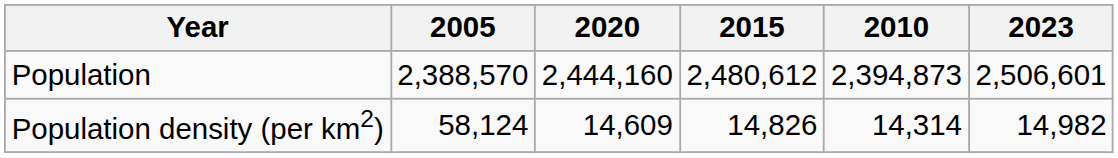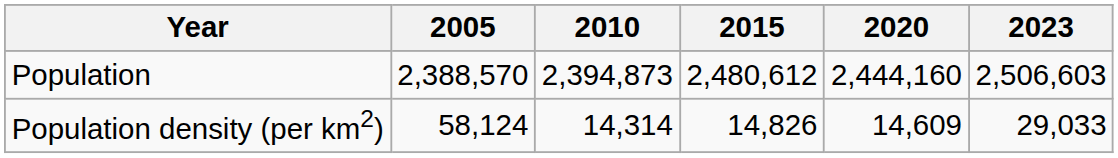columns swapped: (896, 27) <-> (607, 27)
(1041, 74) 2,506,601 -> (1041, 74) 2,506,603
(1061, 125) 14,982 -> (1061, 125) 29,033
